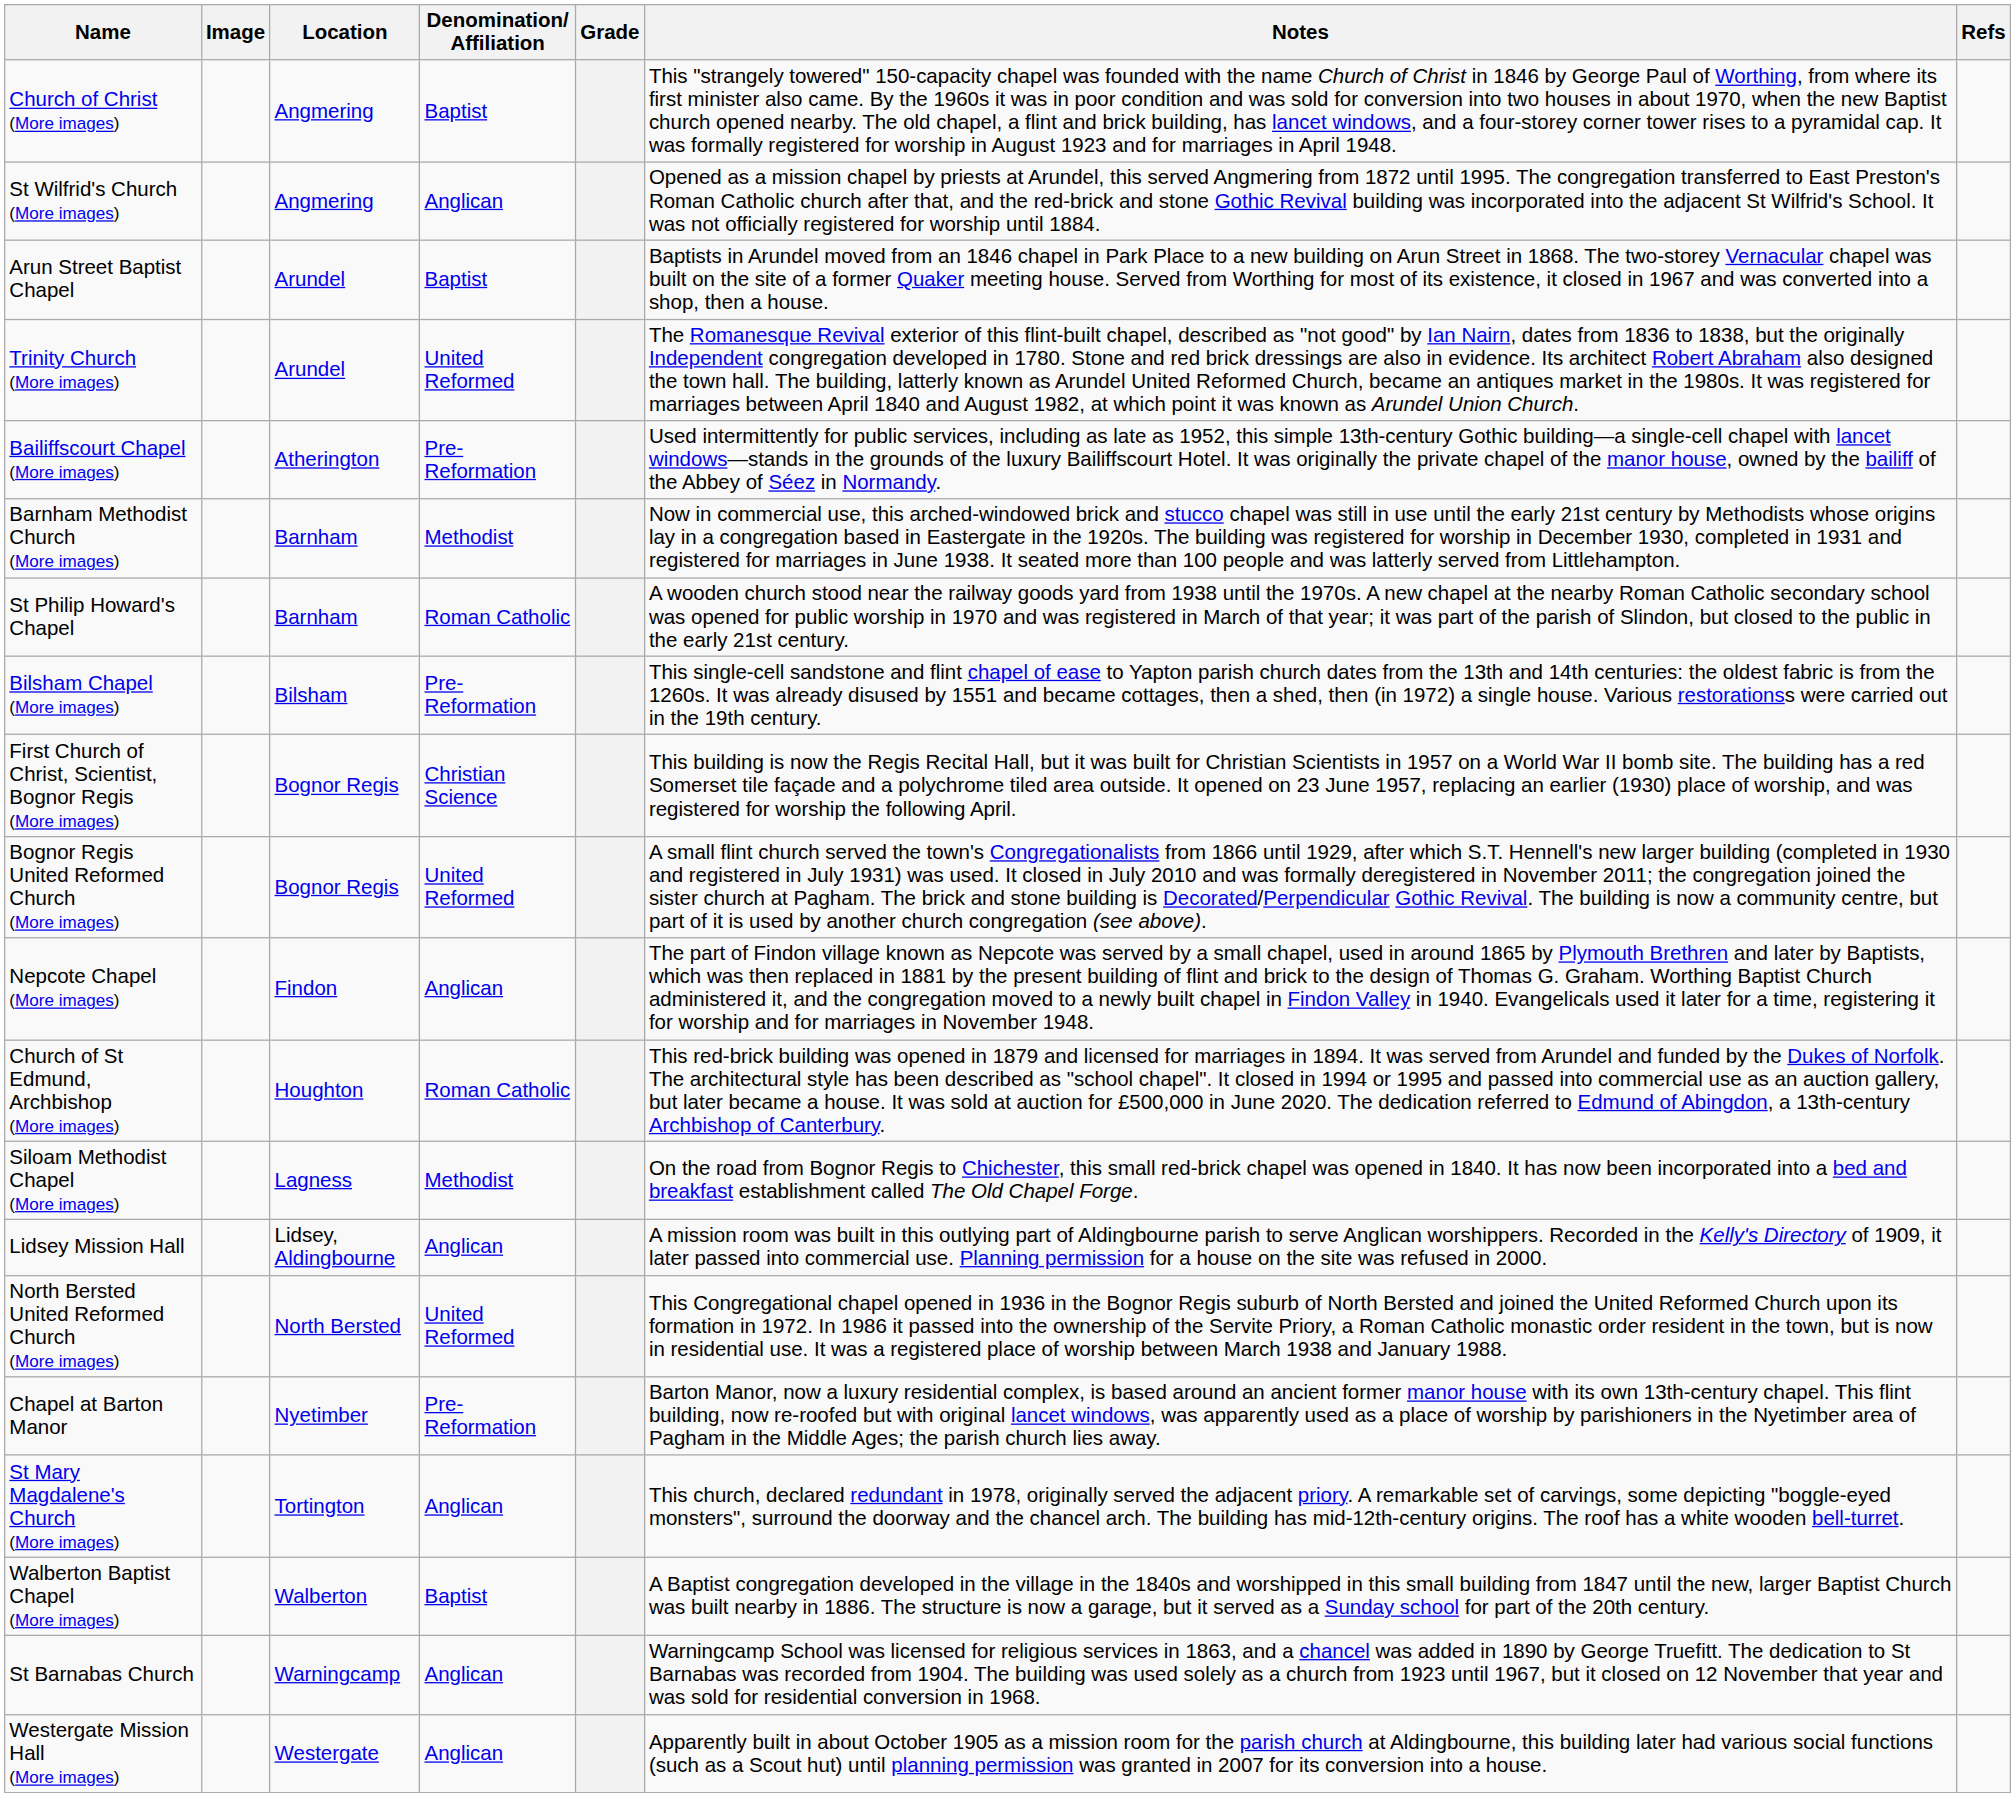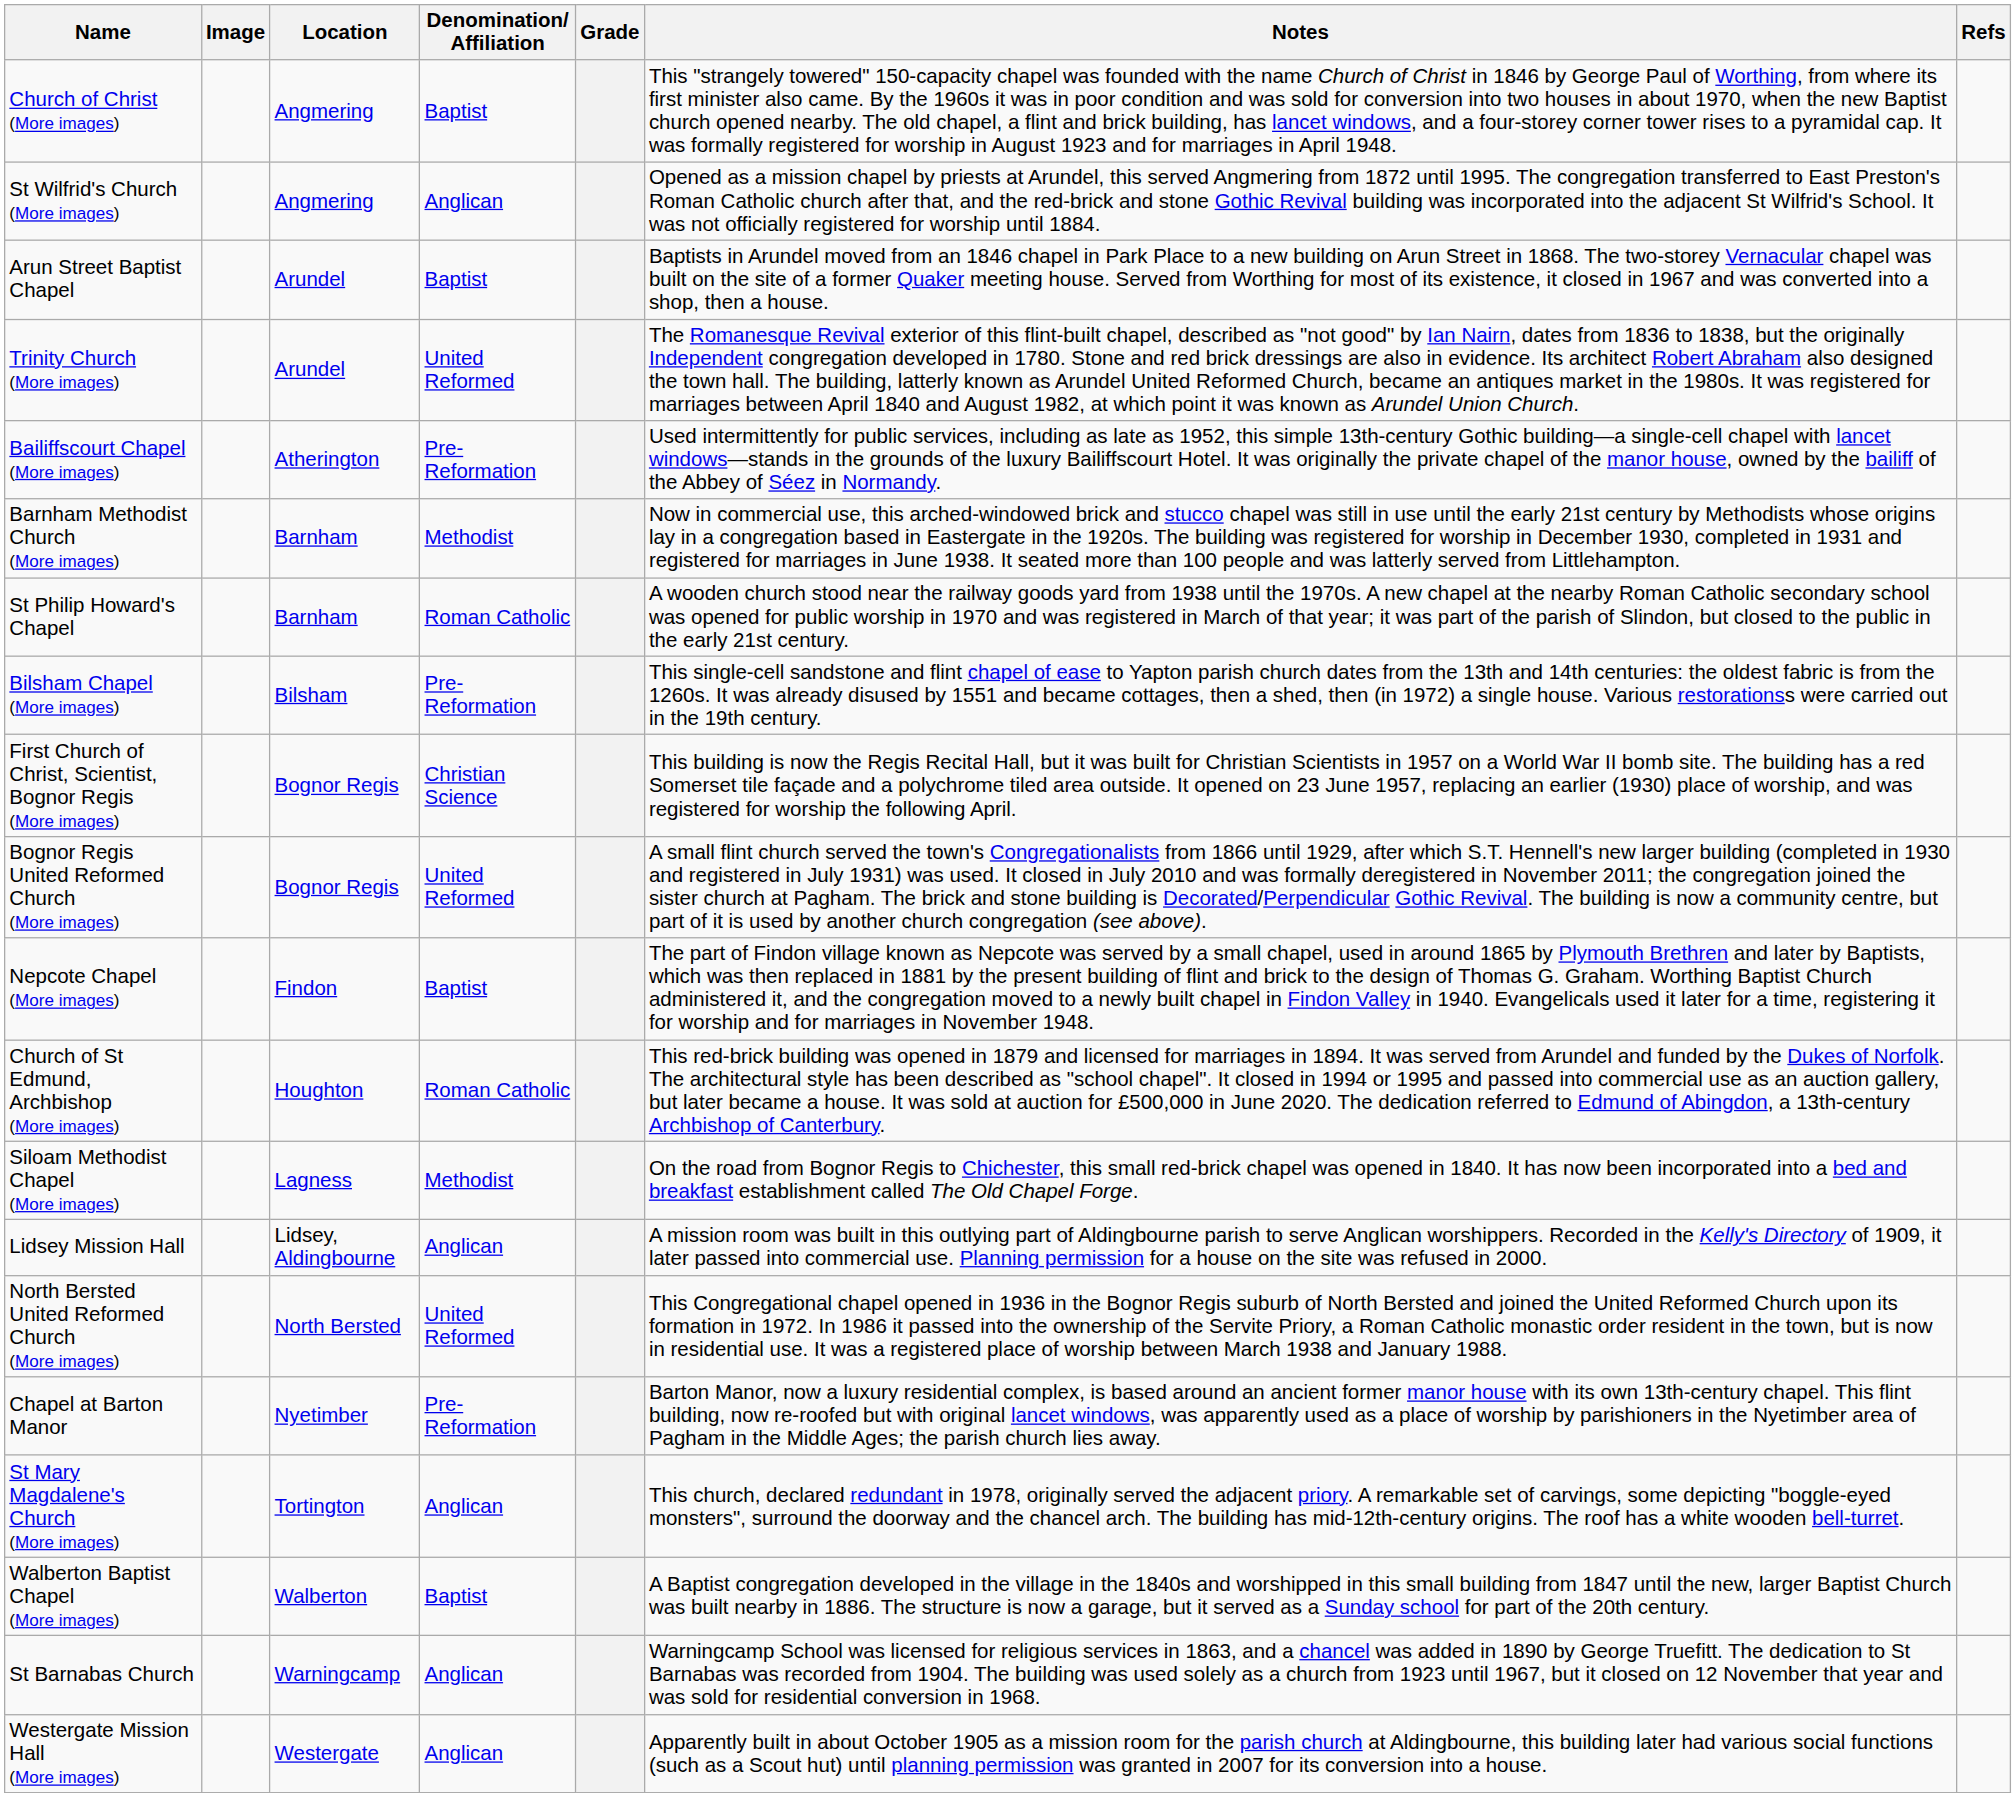(464, 988) Anglican -> (456, 988) Baptist
